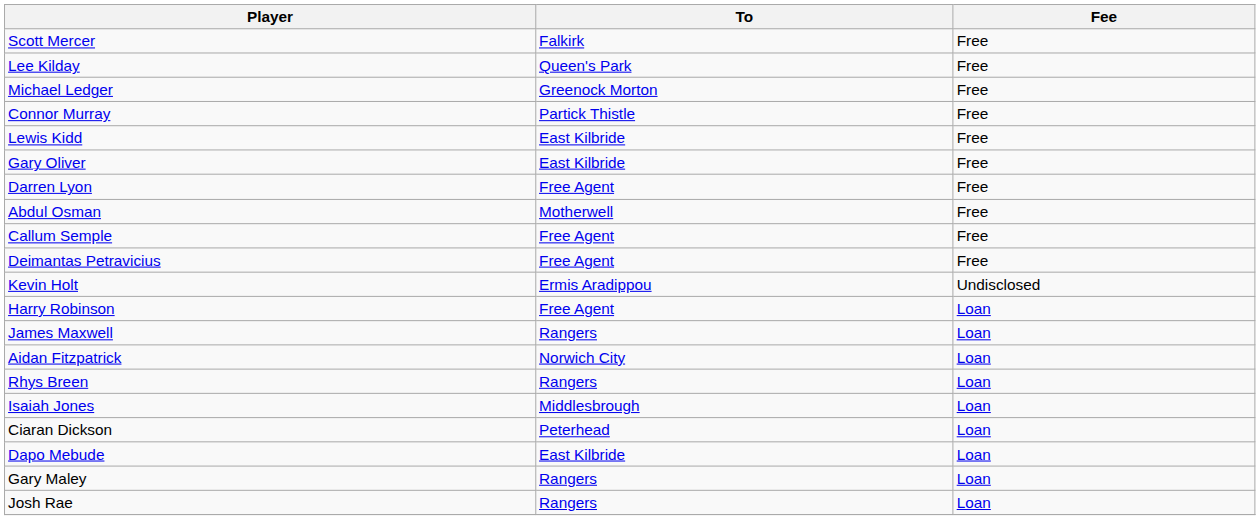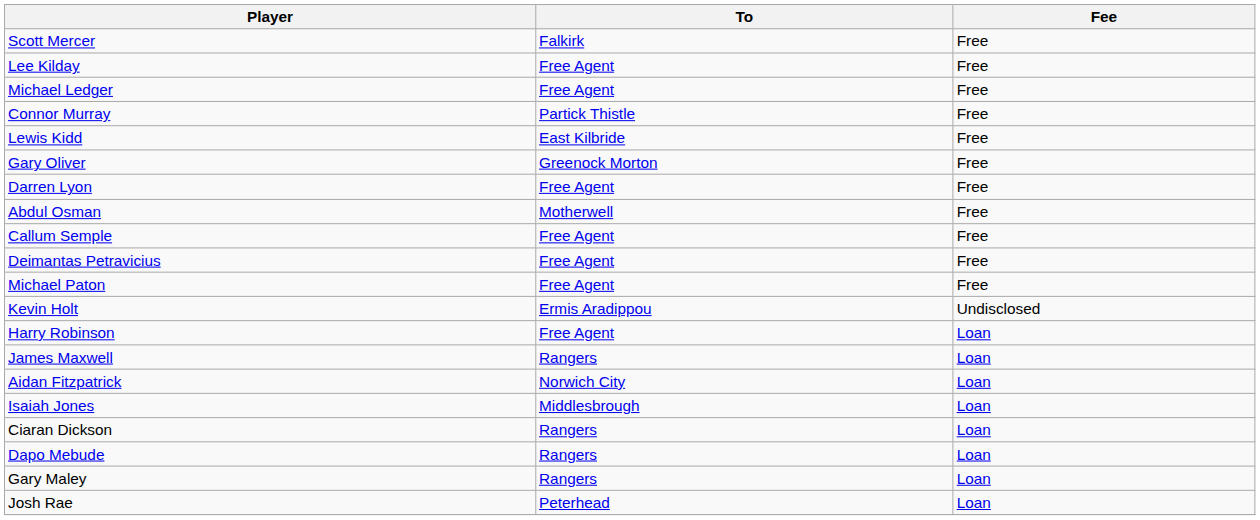(585, 65) Queen's Park -> (577, 65) Free Agent
(598, 90) Greenock Morton -> (577, 90) Free Agent
(582, 163) East Kilbride -> (598, 163) Greenock Morton
+ row: (57, 284)
- row: (48, 381)
(574, 430) Peterhead -> (568, 430) Rangers
(582, 454) East Kilbride -> (568, 454) Rangers
(568, 503) Rangers -> (574, 503) Peterhead
